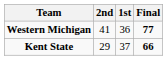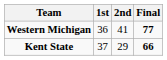columns swapped: (125, 13) <-> (105, 13)
